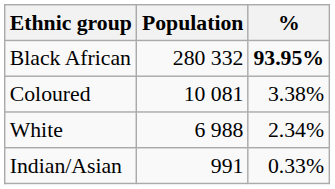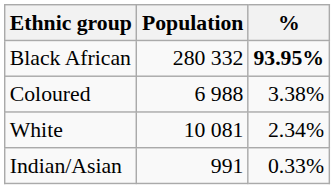(214, 94) 10 081 -> (219, 94) 6 988
(219, 130) 6 988 -> (214, 130) 10 081
